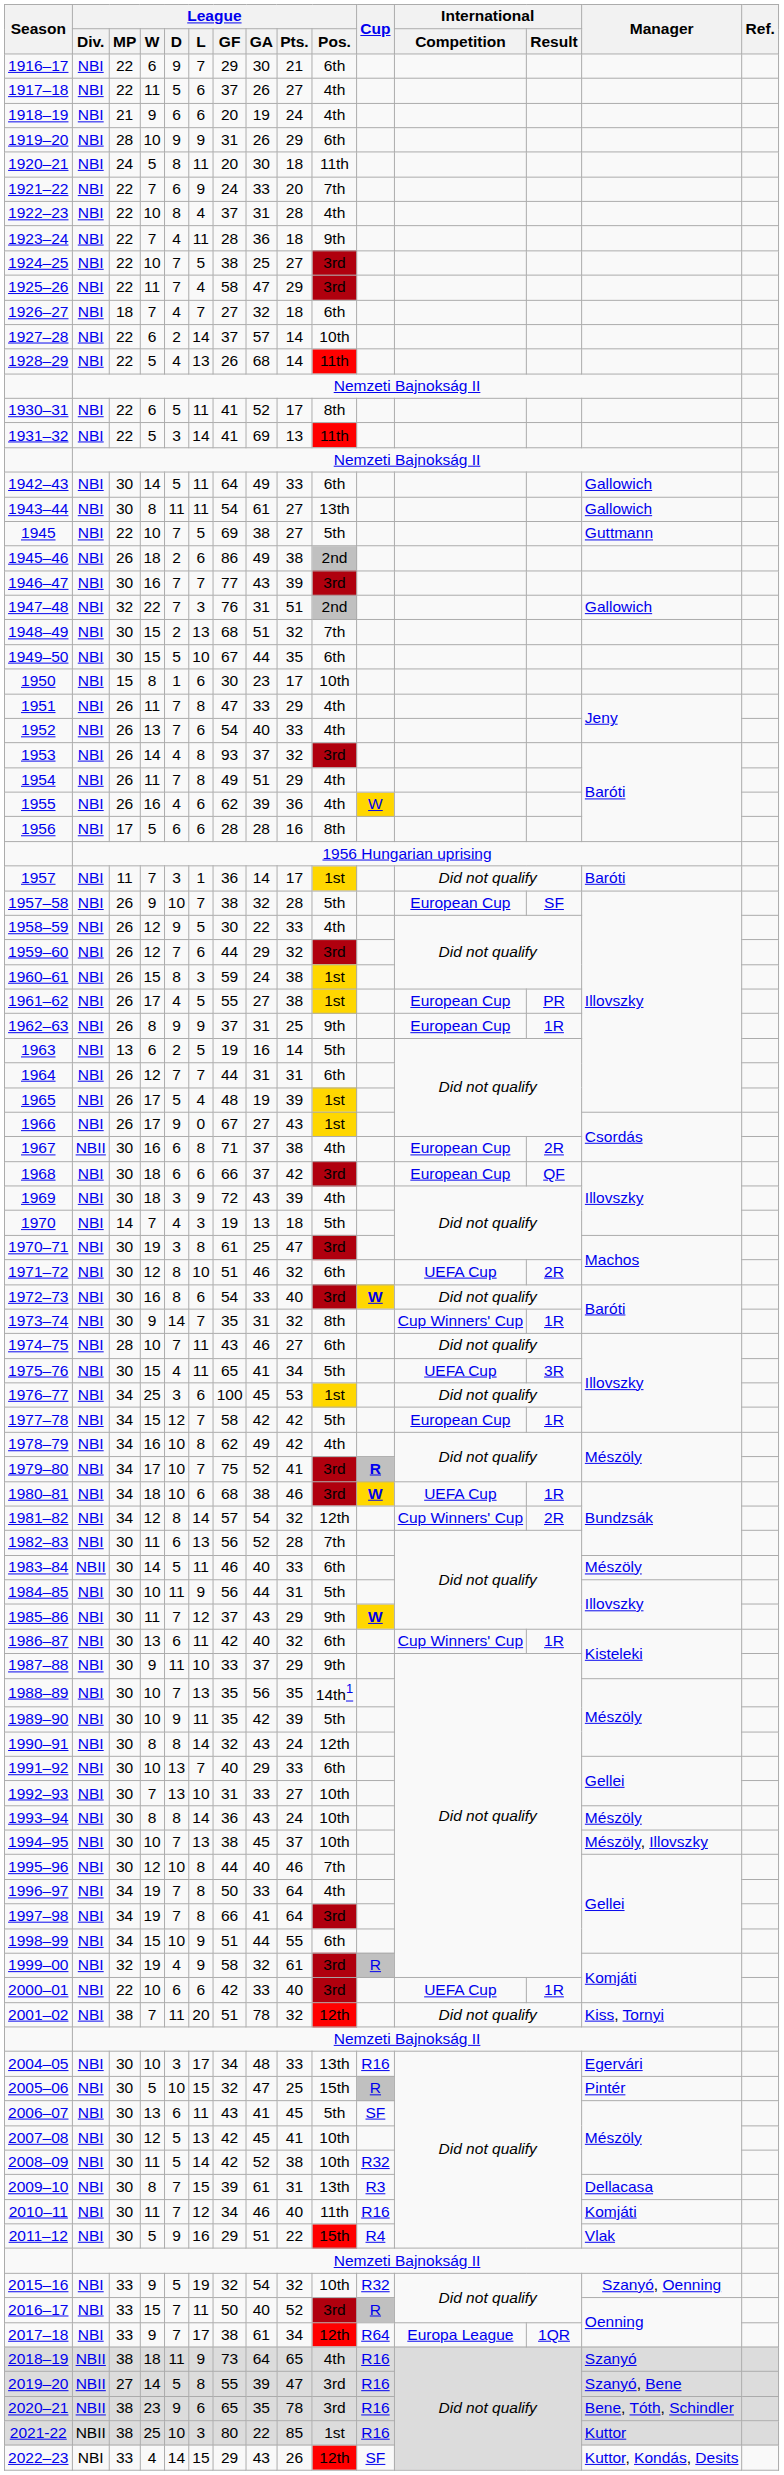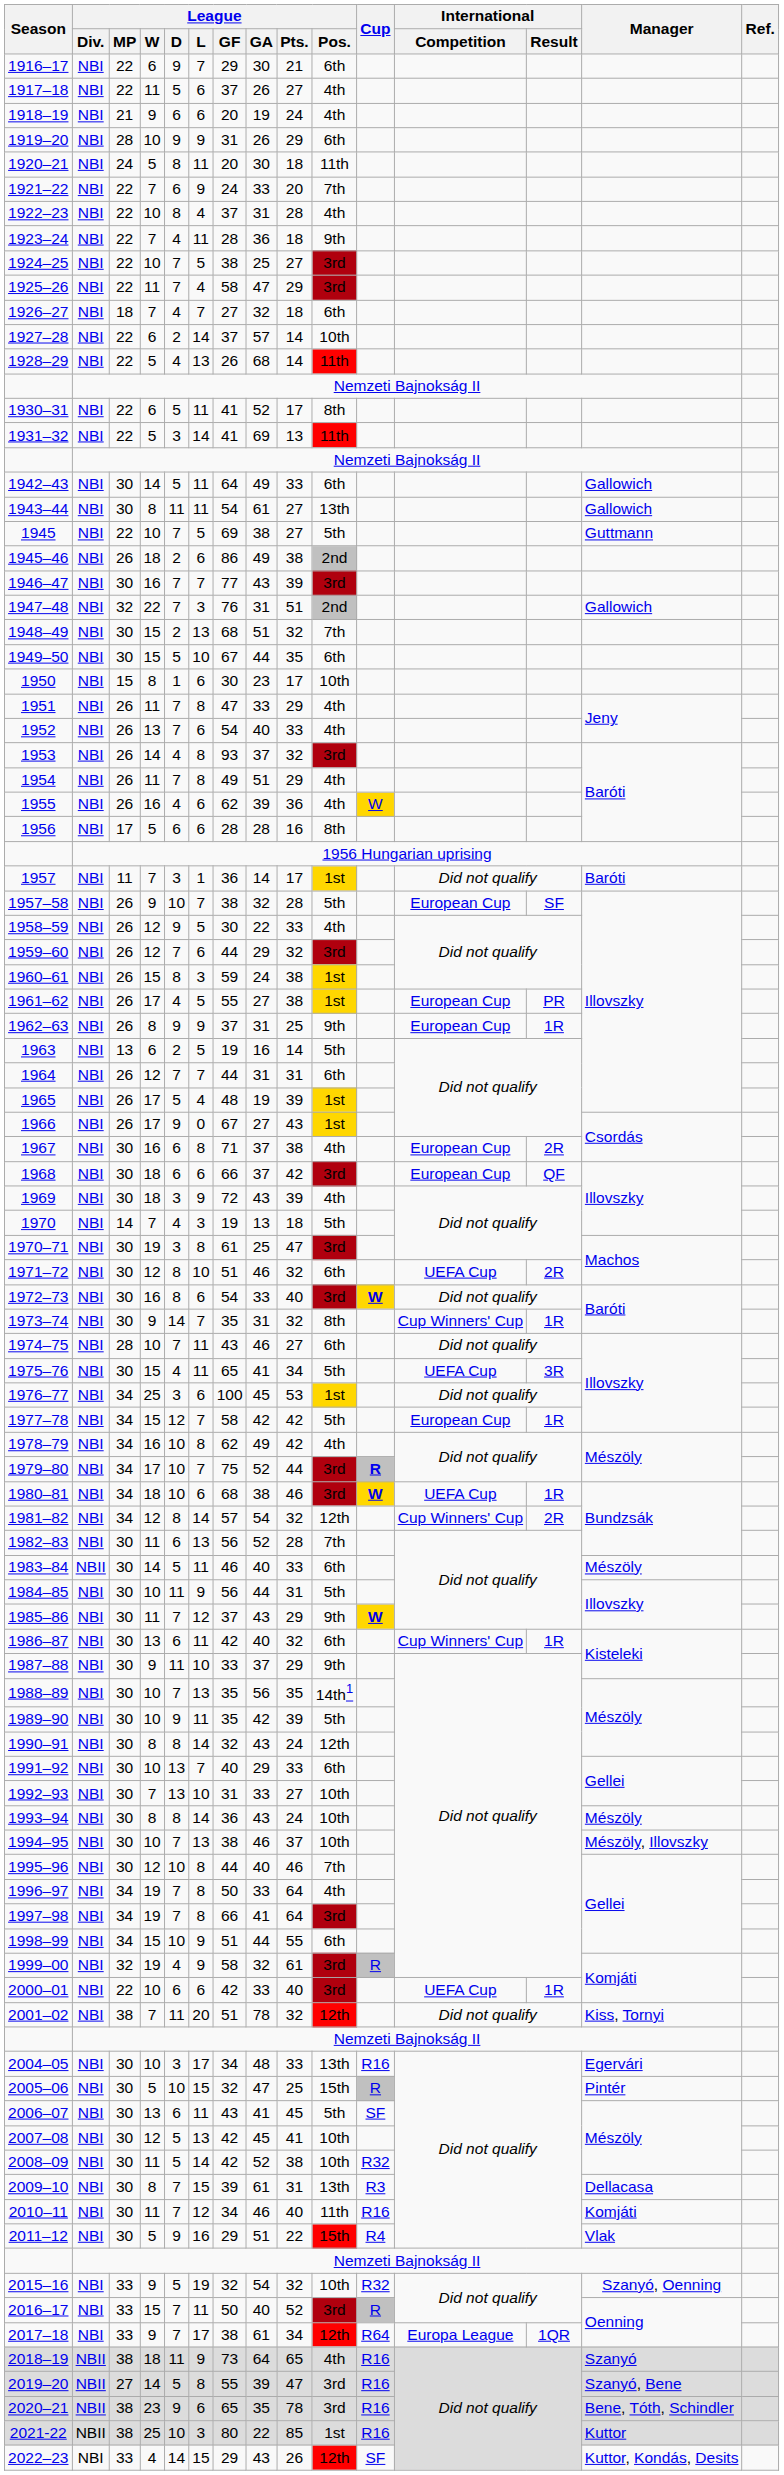(91, 1149) NBII -> (91, 1149) NBI
(294, 1469) 41 -> (294, 1469) 44
(261, 1842) 45 -> (261, 1842) 46
